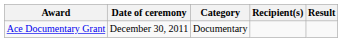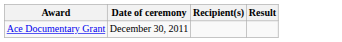- column: (220, 12)
